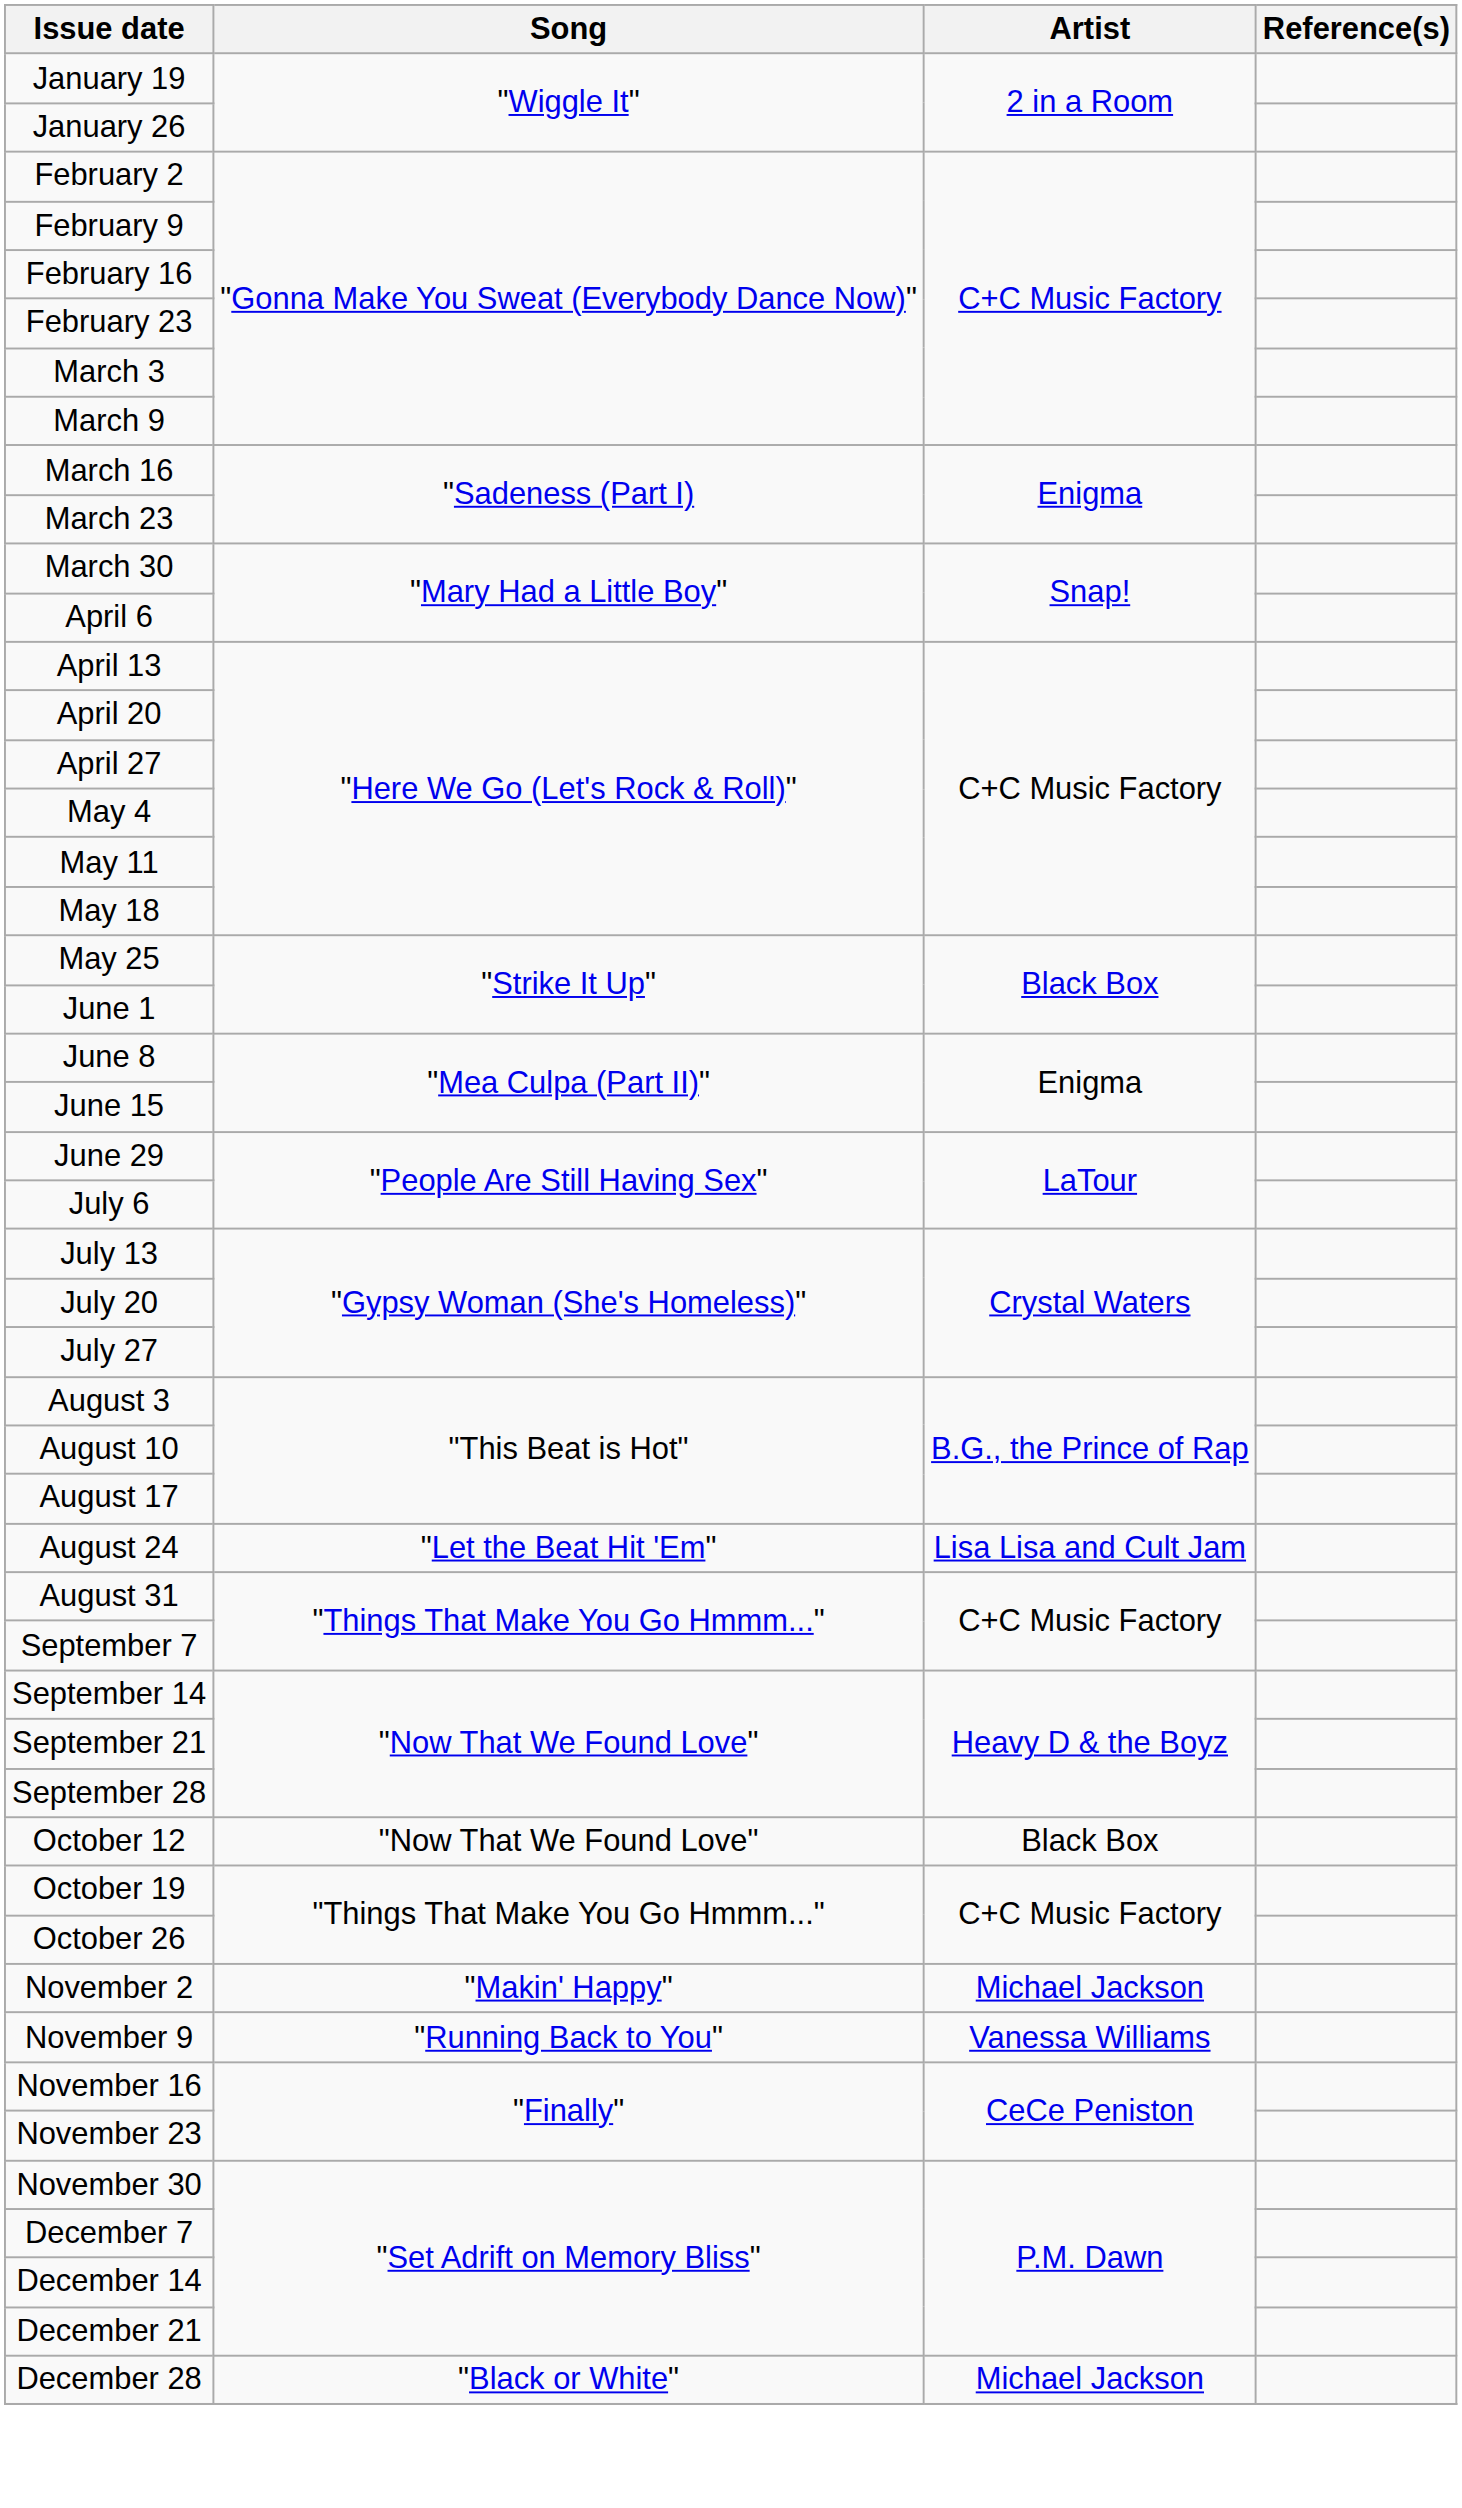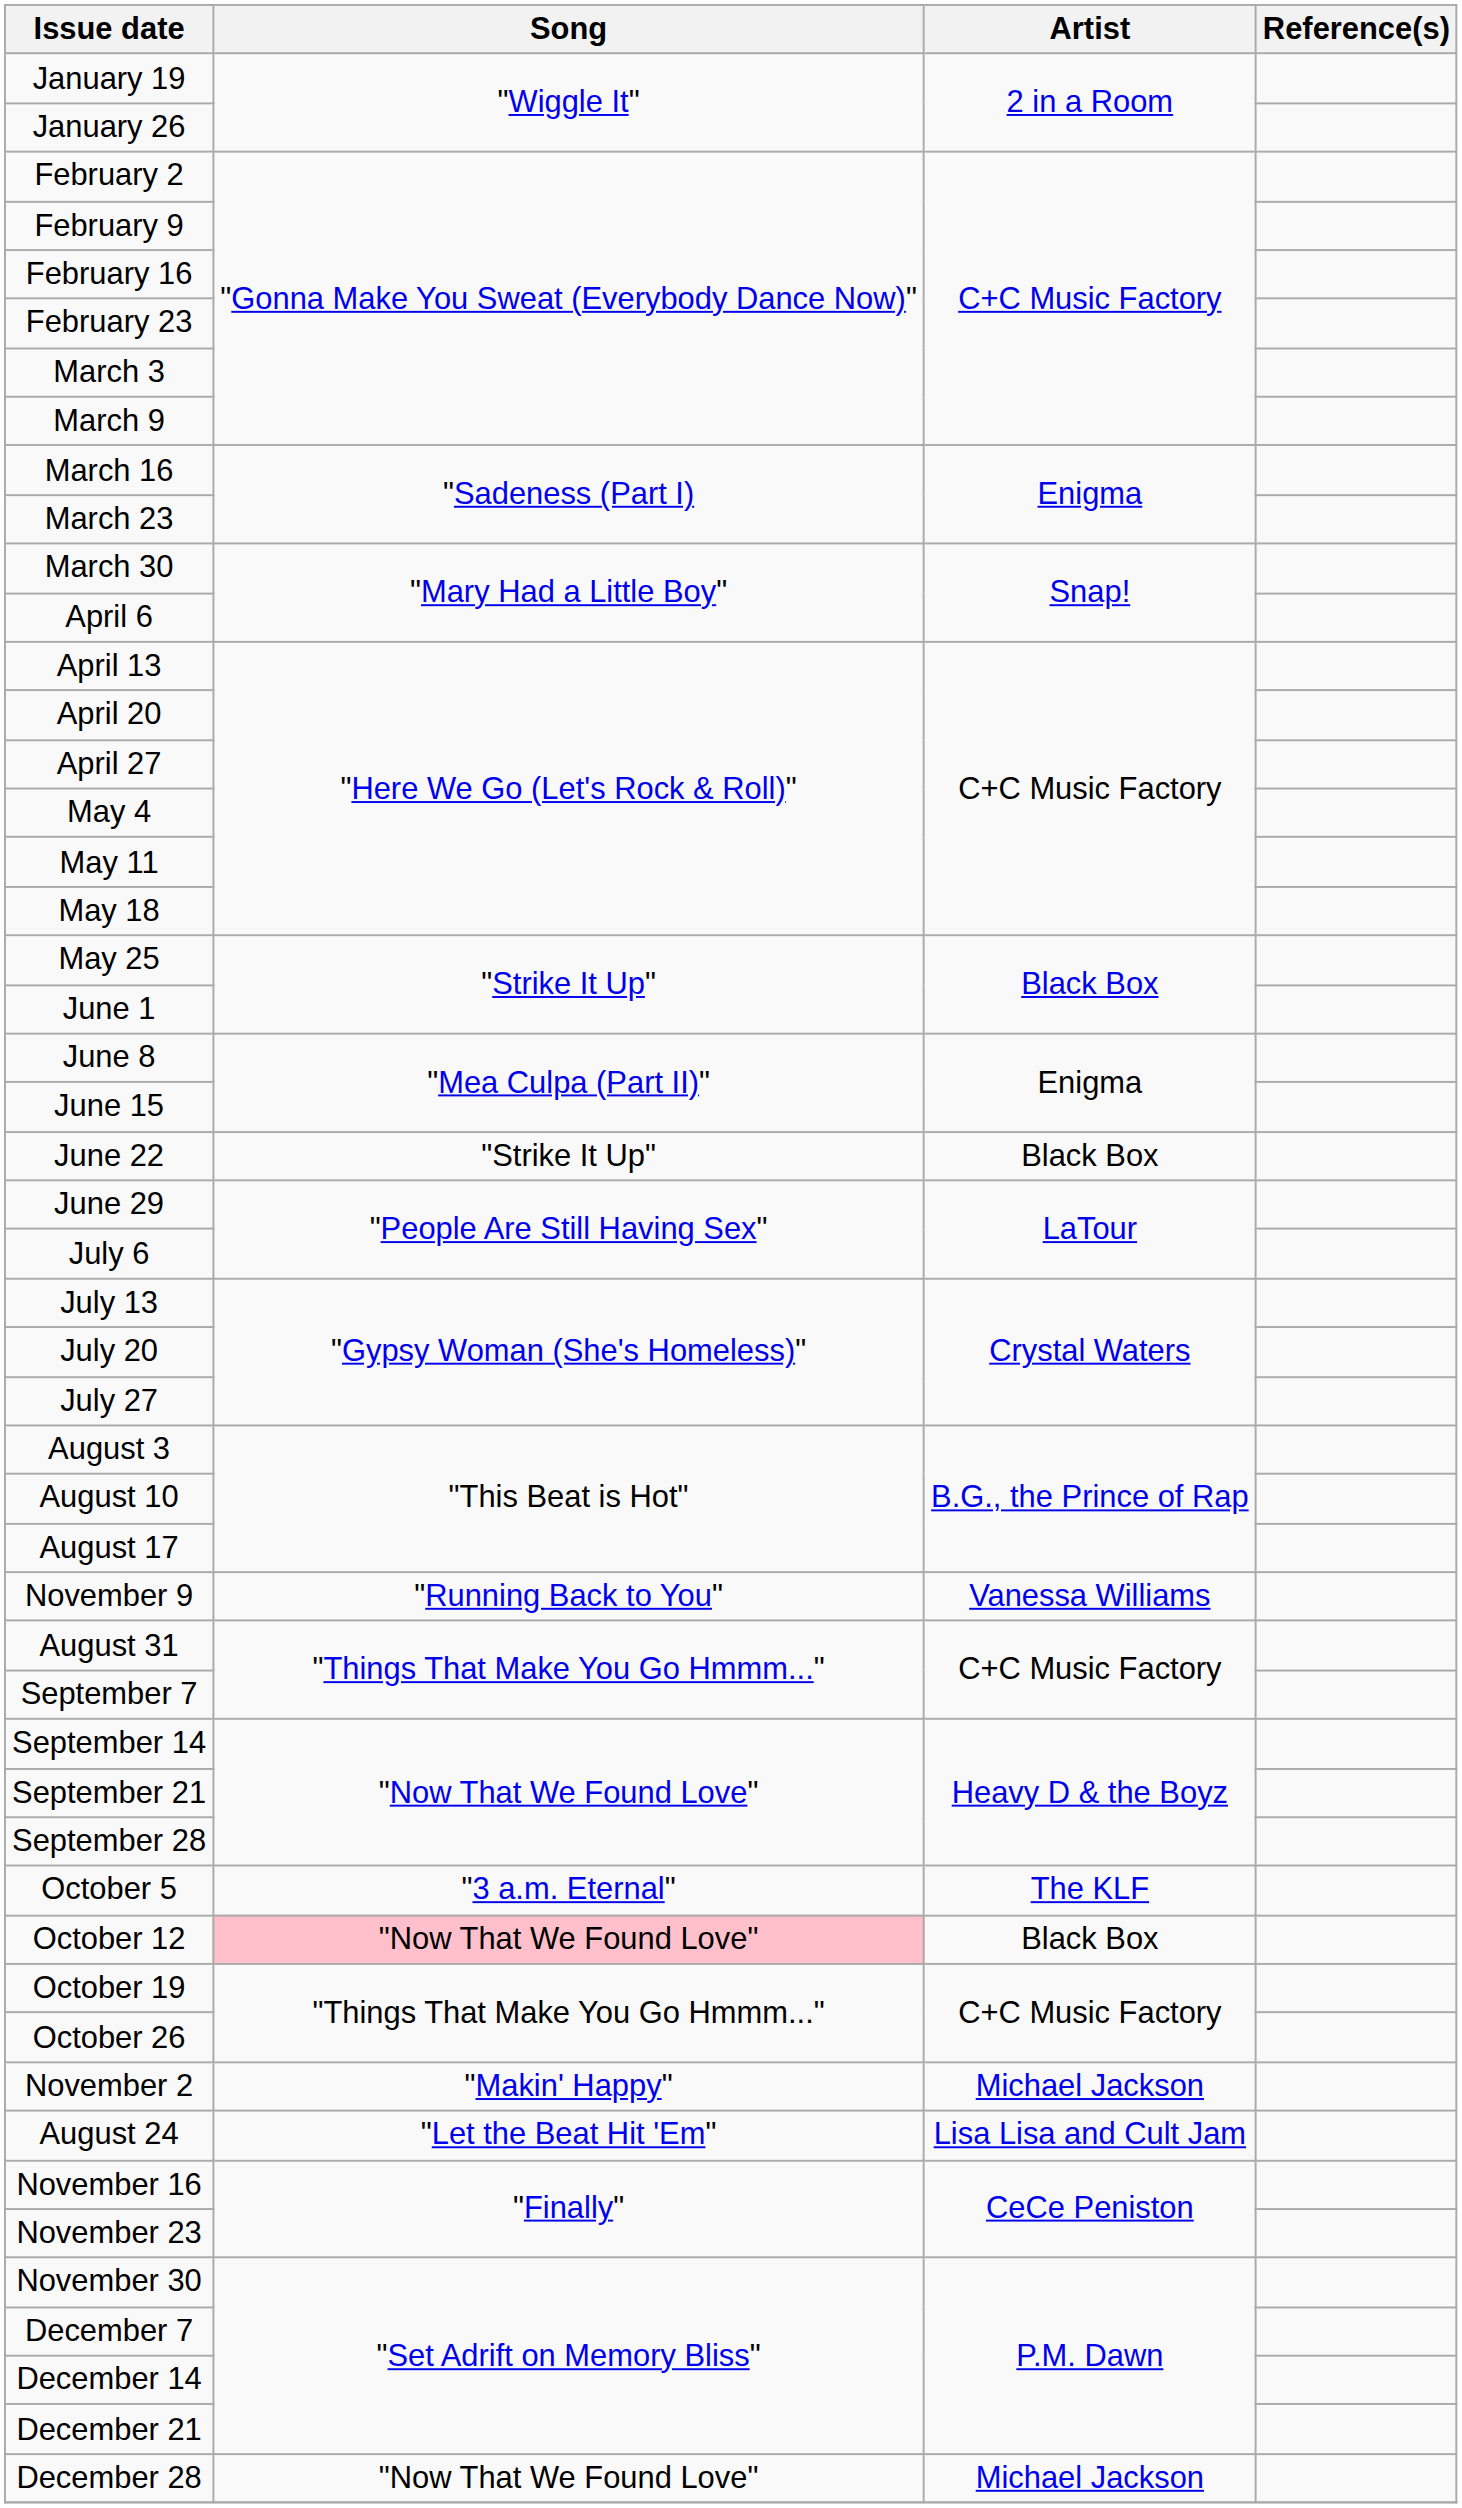+ row: (109, 1155)
rows swapped: (109, 1547) <-> (109, 2036)
+ row: (109, 1889)
(569, 1841) no background -> (569, 1938) pink background
(569, 2379) "Black or White" -> (569, 2477) "Now That We Found Love"
